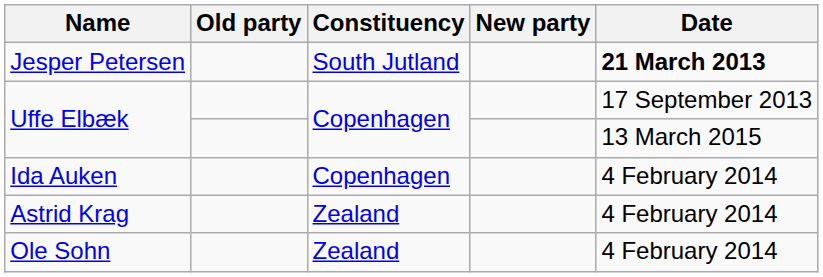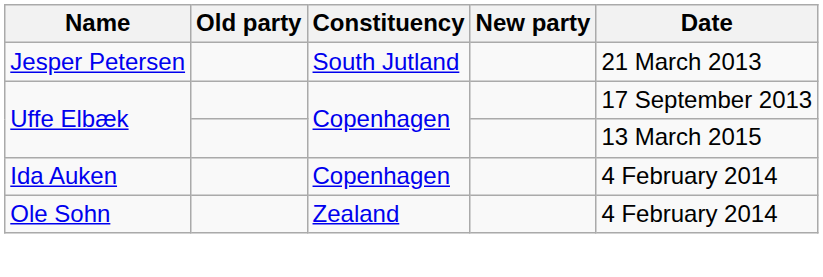(683, 61) bold -> (681, 61) normal
- row: (70, 213)
